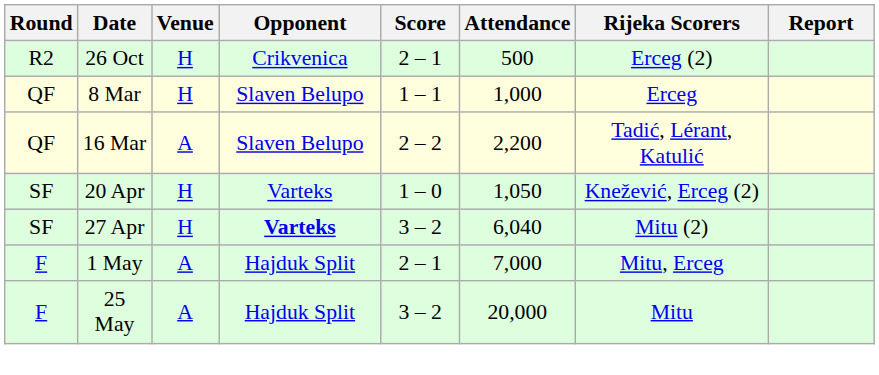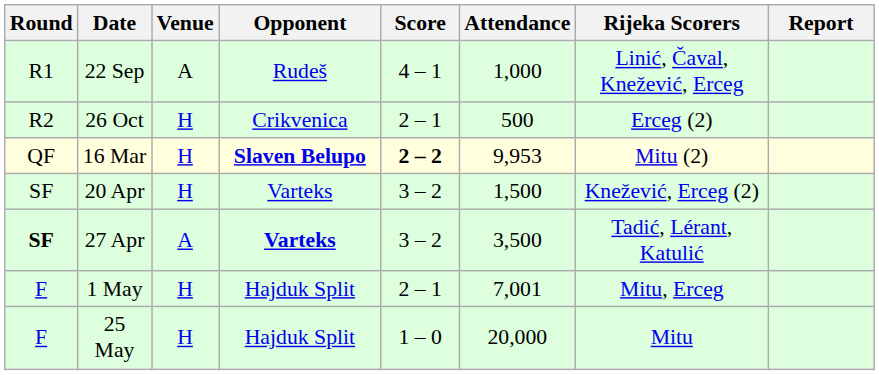+ row: (115, 71)
- row: (115, 94)
(185, 142) A -> (185, 155) H
(300, 142) normal -> (300, 155) bold
(420, 142) normal -> (420, 155) bold
(517, 142) 2,200 -> (517, 155) 9,953
(672, 142) Tadić, Lérant, Katulić -> (672, 155) Mitu (2)
(420, 191) 1 – 0 -> (420, 191) 3 – 2
(517, 191) 1,050 -> (517, 191) 1,500
(41, 227) normal -> (41, 240) bold
(185, 227) H -> (185, 240) A
(517, 227) 6,040 -> (517, 240) 3,500
(672, 227) Mitu (2) -> (672, 240) Tadić, Lérant, Katulić
(185, 263) A -> (185, 289) H
(517, 263) 7,000 -> (517, 289) 7,001
(185, 312) A -> (185, 337) H
(420, 312) 3 – 2 -> (420, 337) 1 – 0
